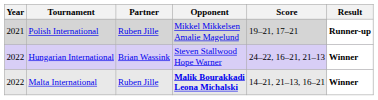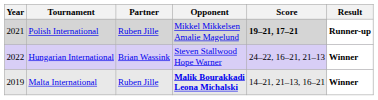(274, 32) normal -> (274, 32) bold
(15, 82) 2022 -> (15, 82) 2019
